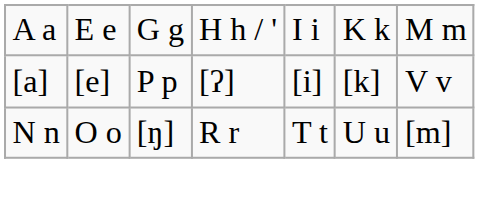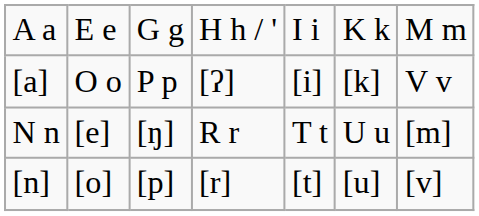(92, 81) [e] -> (98, 81) O o
(98, 132) O o -> (92, 132) [e]
+ row: (31, 183)
